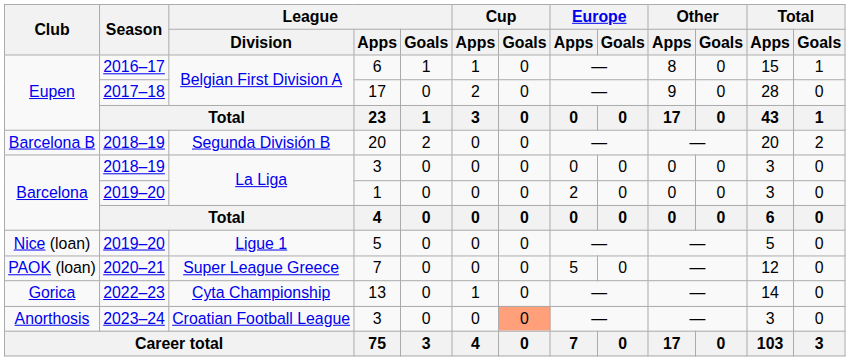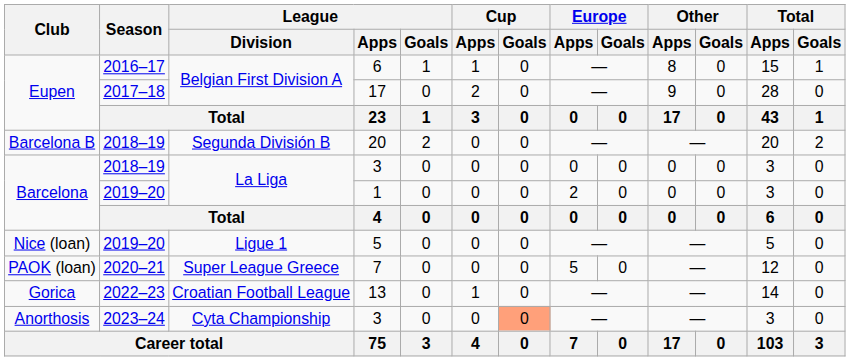(261, 293) Cyta Championship -> (261, 293) Croatian Football League
(261, 318) Croatian Football League -> (261, 318) Cyta Championship
